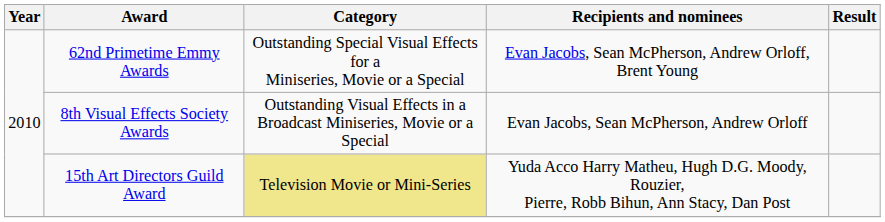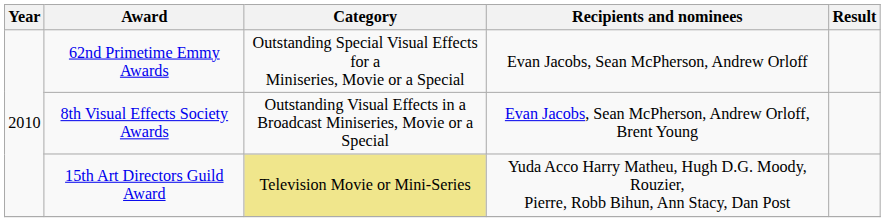(657, 61) Evan Jacobs, Sean McPherson, Andrew Orloff, Brent Young -> (657, 61) Evan Jacobs, Sean McPherson, Andrew Orloff
(657, 123) Evan Jacobs, Sean McPherson, Andrew Orloff -> (657, 123) Evan Jacobs, Sean McPherson, Andrew Orloff, Brent Young
